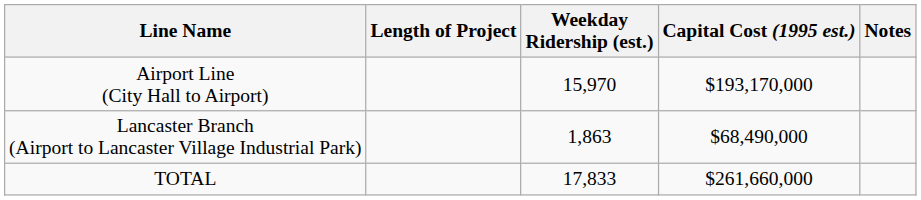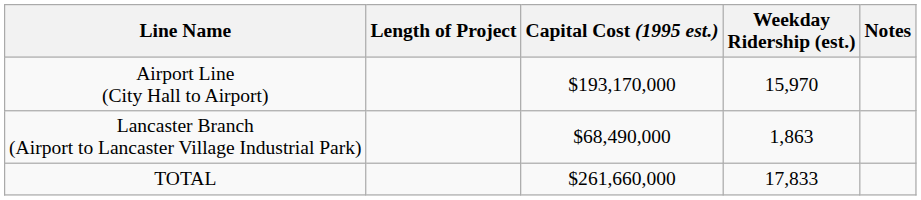columns swapped: (590, 30) <-> (759, 30)
